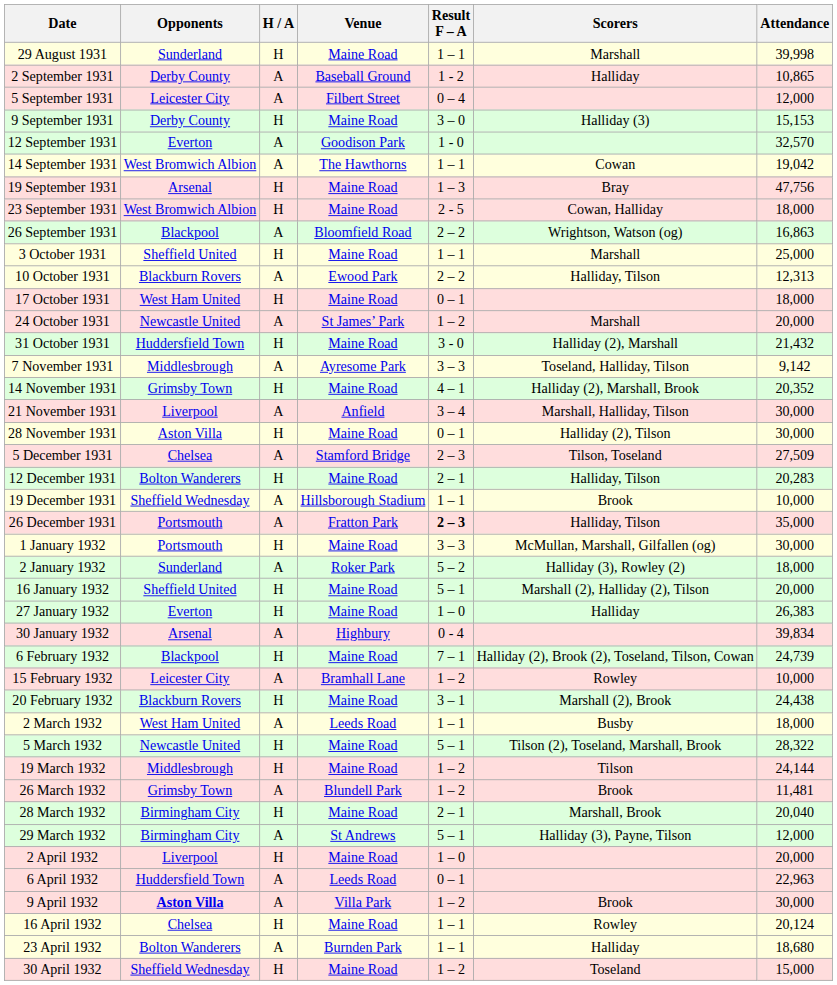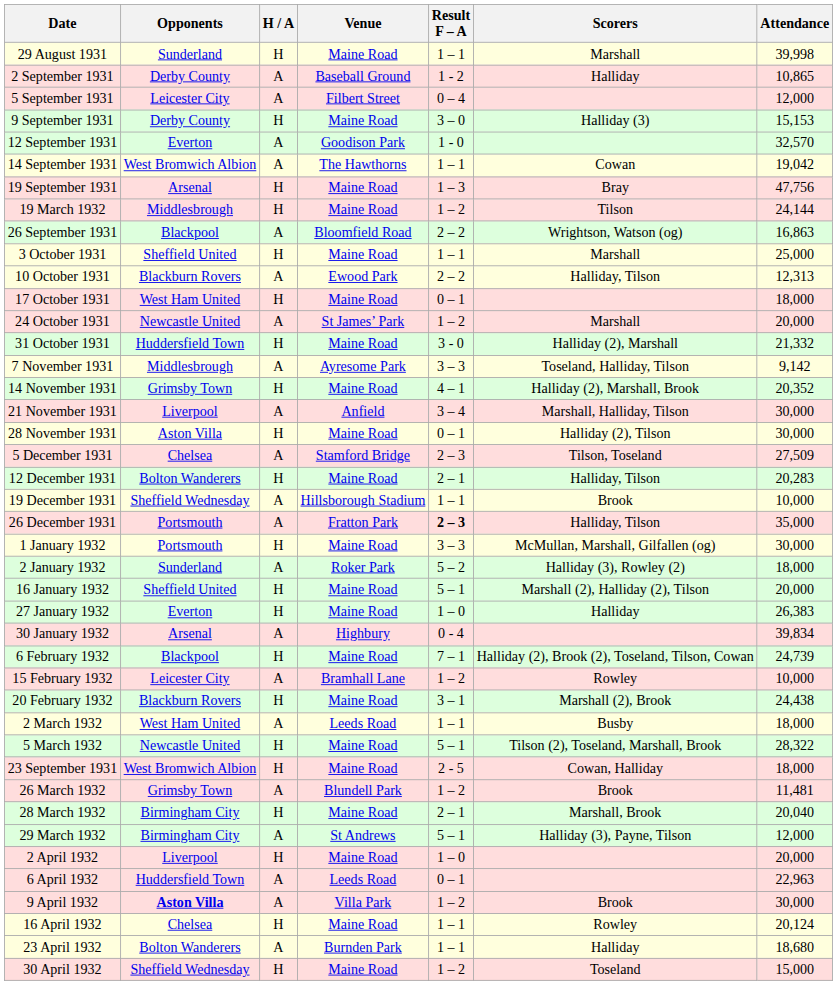rows swapped: (62, 210) <-> (62, 768)
(795, 344) 21,432 -> (795, 344) 21,332
